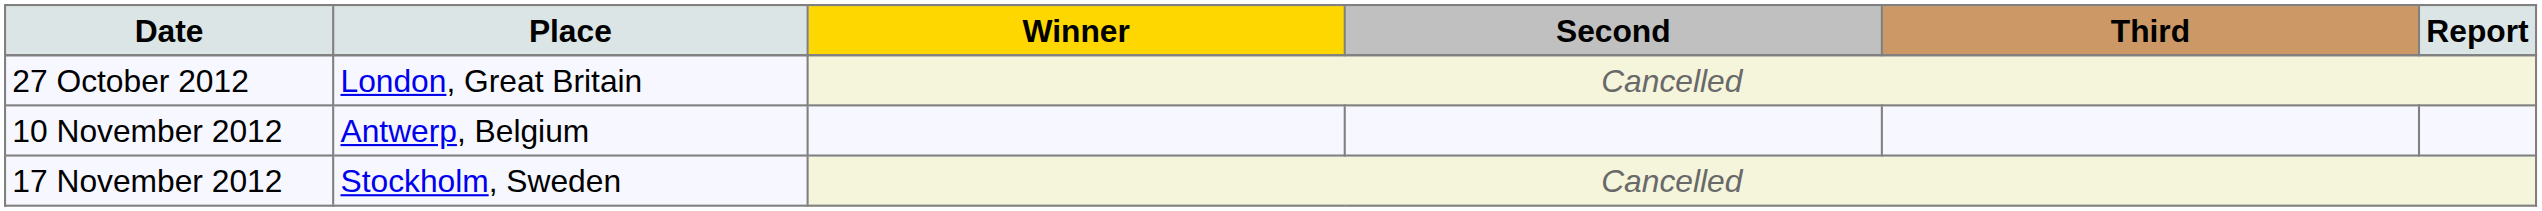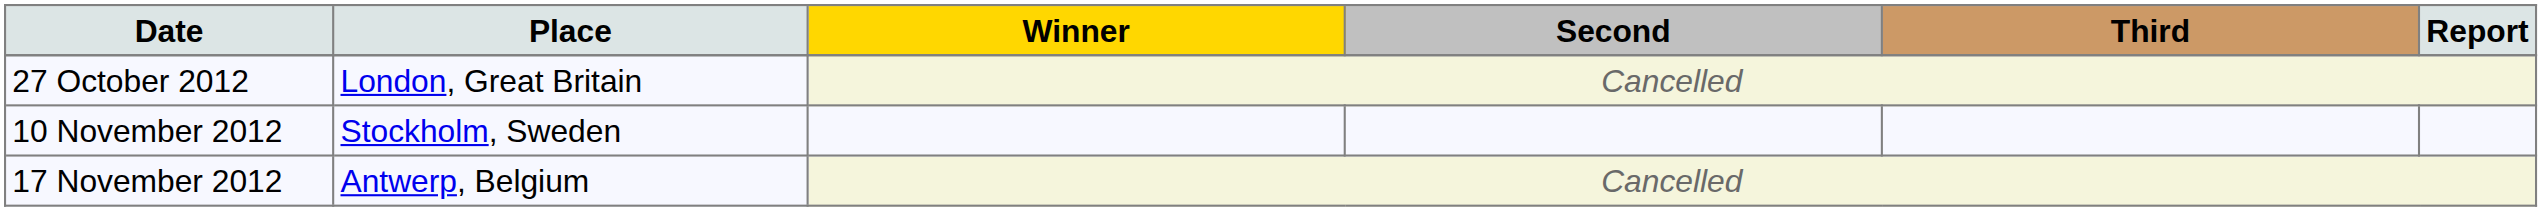(465, 130) Antwerp, Belgium -> (481, 130) Stockholm, Sweden
(481, 181) Stockholm, Sweden -> (465, 181) Antwerp, Belgium
